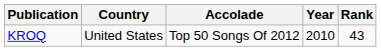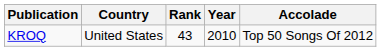columns swapped: (234, 14) <-> (357, 14)
